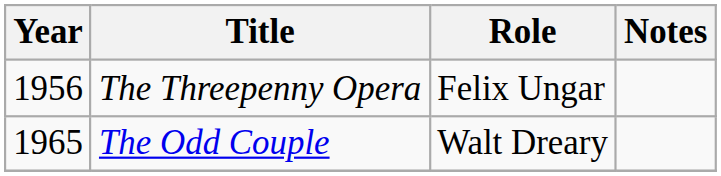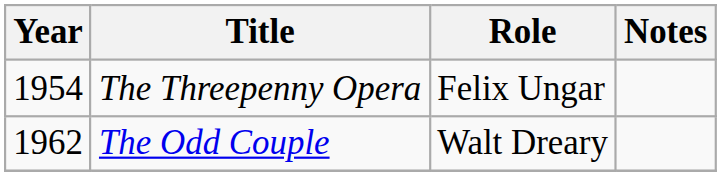(48, 87) 1956 -> (48, 87) 1954
(48, 142) 1965 -> (48, 142) 1962
